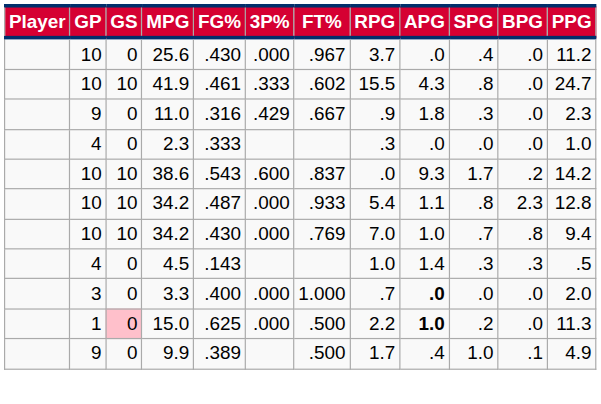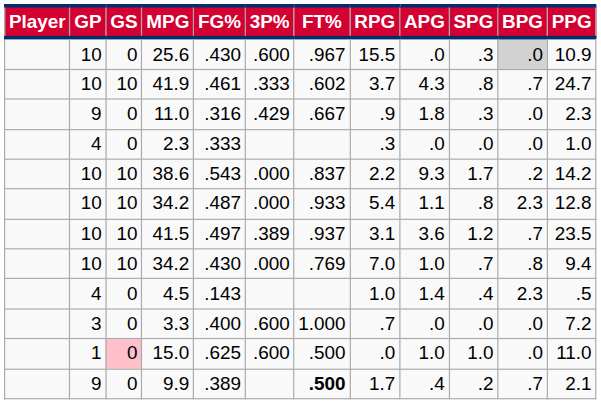(271, 54) .000 -> (271, 54) .600
(382, 54) 3.7 -> (377, 54) 15.5
(486, 54) .4 -> (486, 54) .3
(535, 54) no background -> (535, 54) lightgrey background
(574, 54) 11.2 -> (573, 54) 10.9
(377, 84) 15.5 -> (382, 84) 3.7
(535, 84) .0 -> (535, 84) .7
(271, 173) .600 -> (271, 173) .000
(387, 173) .0 -> (382, 173) 2.2
+ row: (91, 233)
(486, 263) .3 -> (486, 293) .4
(535, 263) .3 -> (530, 293) 2.3
(271, 293) .000 -> (271, 323) .600
(437, 293) bold -> (437, 323) normal
(578, 293) 2.0 -> (578, 323) 7.2
(271, 323) .000 -> (271, 353) .600
(382, 323) 2.2 -> (387, 353) .0
(432, 323) bold -> (432, 353) normal
(486, 323) .2 -> (480, 353) 1.0
(574, 323) 11.3 -> (574, 353) 11.0
(327, 353) normal -> (327, 383) bold
(480, 353) 1.0 -> (486, 383) .2
(535, 353) .1 -> (535, 383) .7
(578, 353) 4.9 -> (578, 383) 2.1
